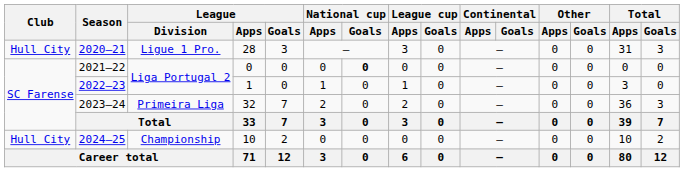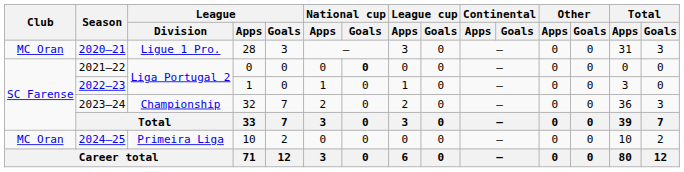(40, 49) Hull City -> (40, 49) MC Oran
(181, 103) Primeira Liga -> (181, 103) Championship
(40, 139) Hull City -> (40, 139) MC Oran
(181, 139) Championship -> (181, 139) Primeira Liga
